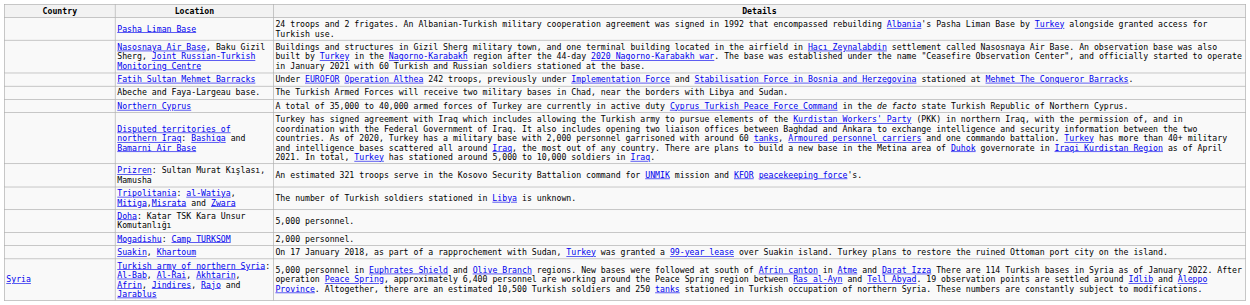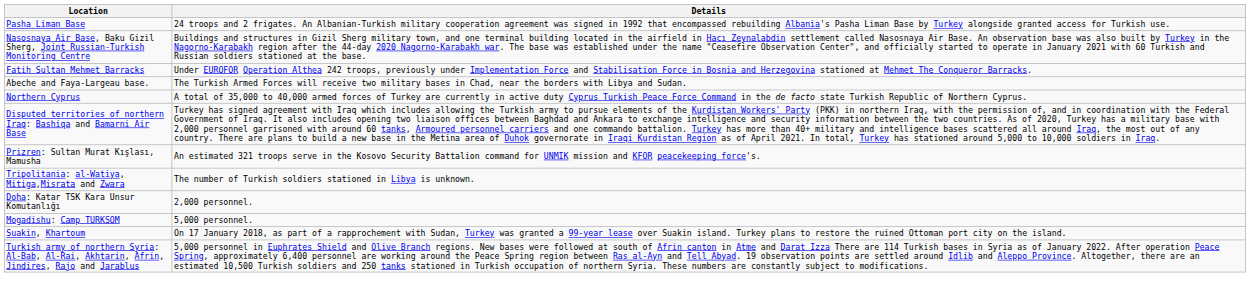- column: (60, 11)
(315, 221) 5,000 personnel. -> (213, 202) 2,000 personnel.
(315, 239) 2,000 personnel. -> (213, 220) 5,000 personnel.
